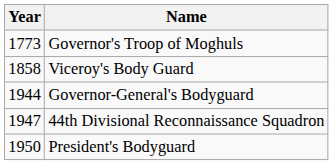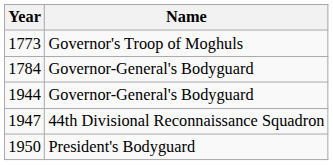+ row: (25, 69)
- row: (25, 69)
